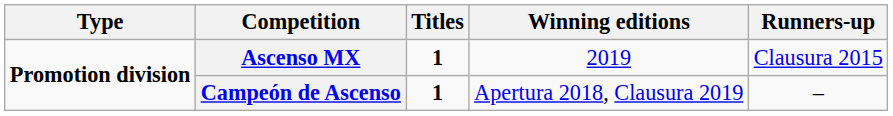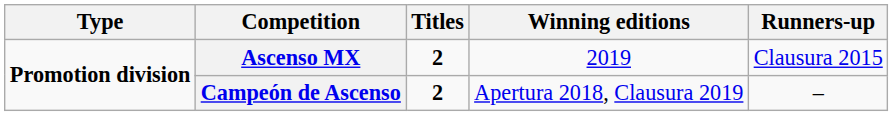(438, 57) 1 -> (438, 57) 2
(438, 92) 1 -> (438, 92) 2
